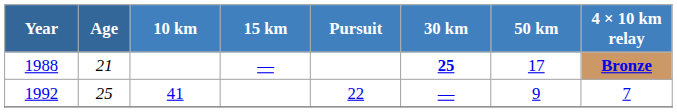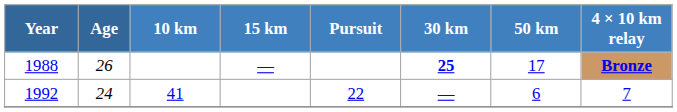(104, 65) 21 -> (104, 65) 26
(104, 93) 25 -> (104, 93) 24
(536, 93) 9 -> (536, 93) 6
